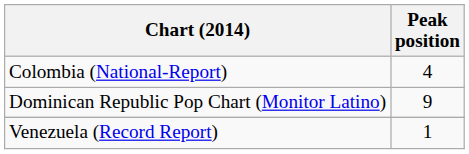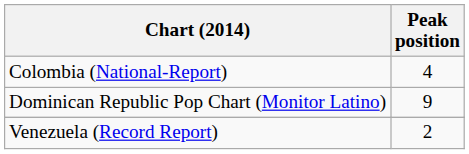(427, 132) 1 -> (427, 132) 2
